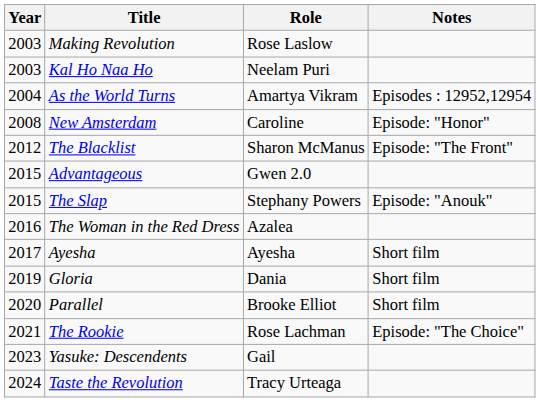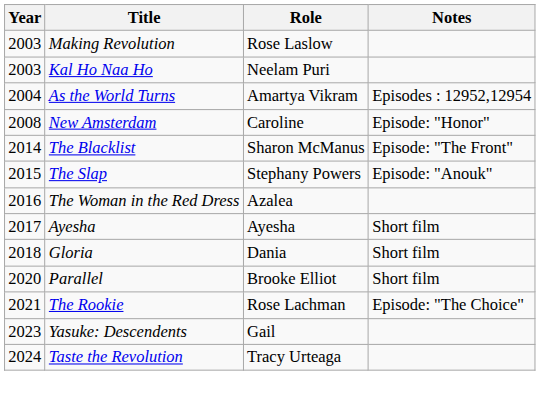(25, 148) 2012 -> (25, 148) 2014
- row: (96, 174)
(25, 278) 2019 -> (25, 252) 2018
